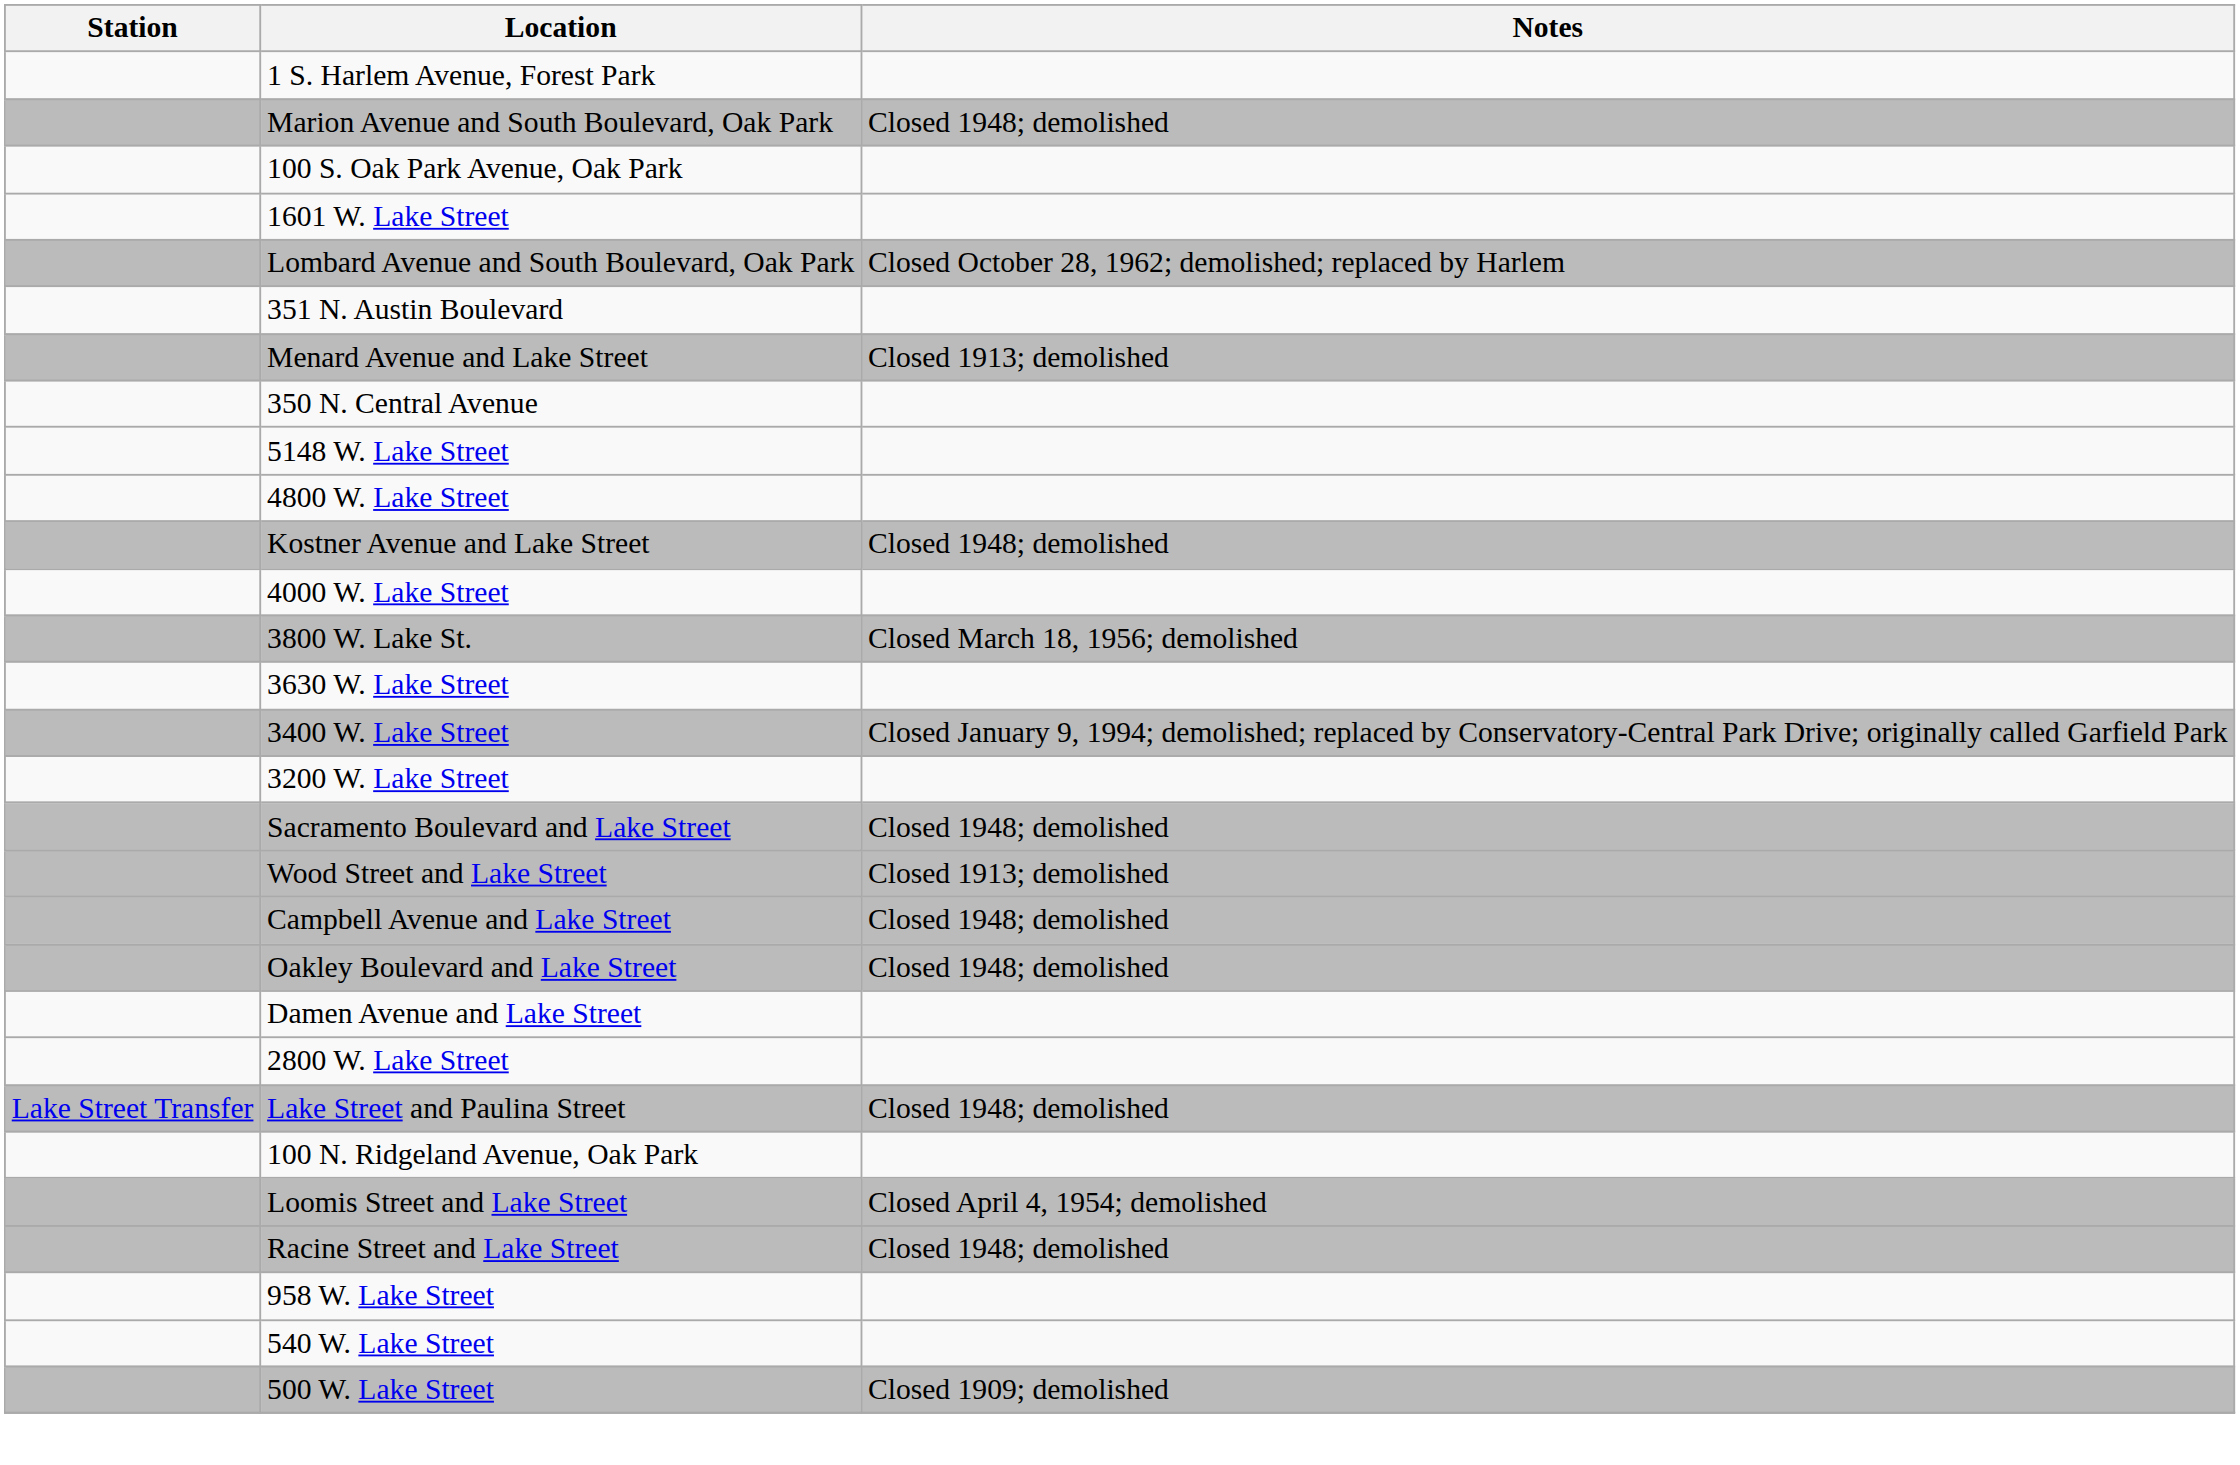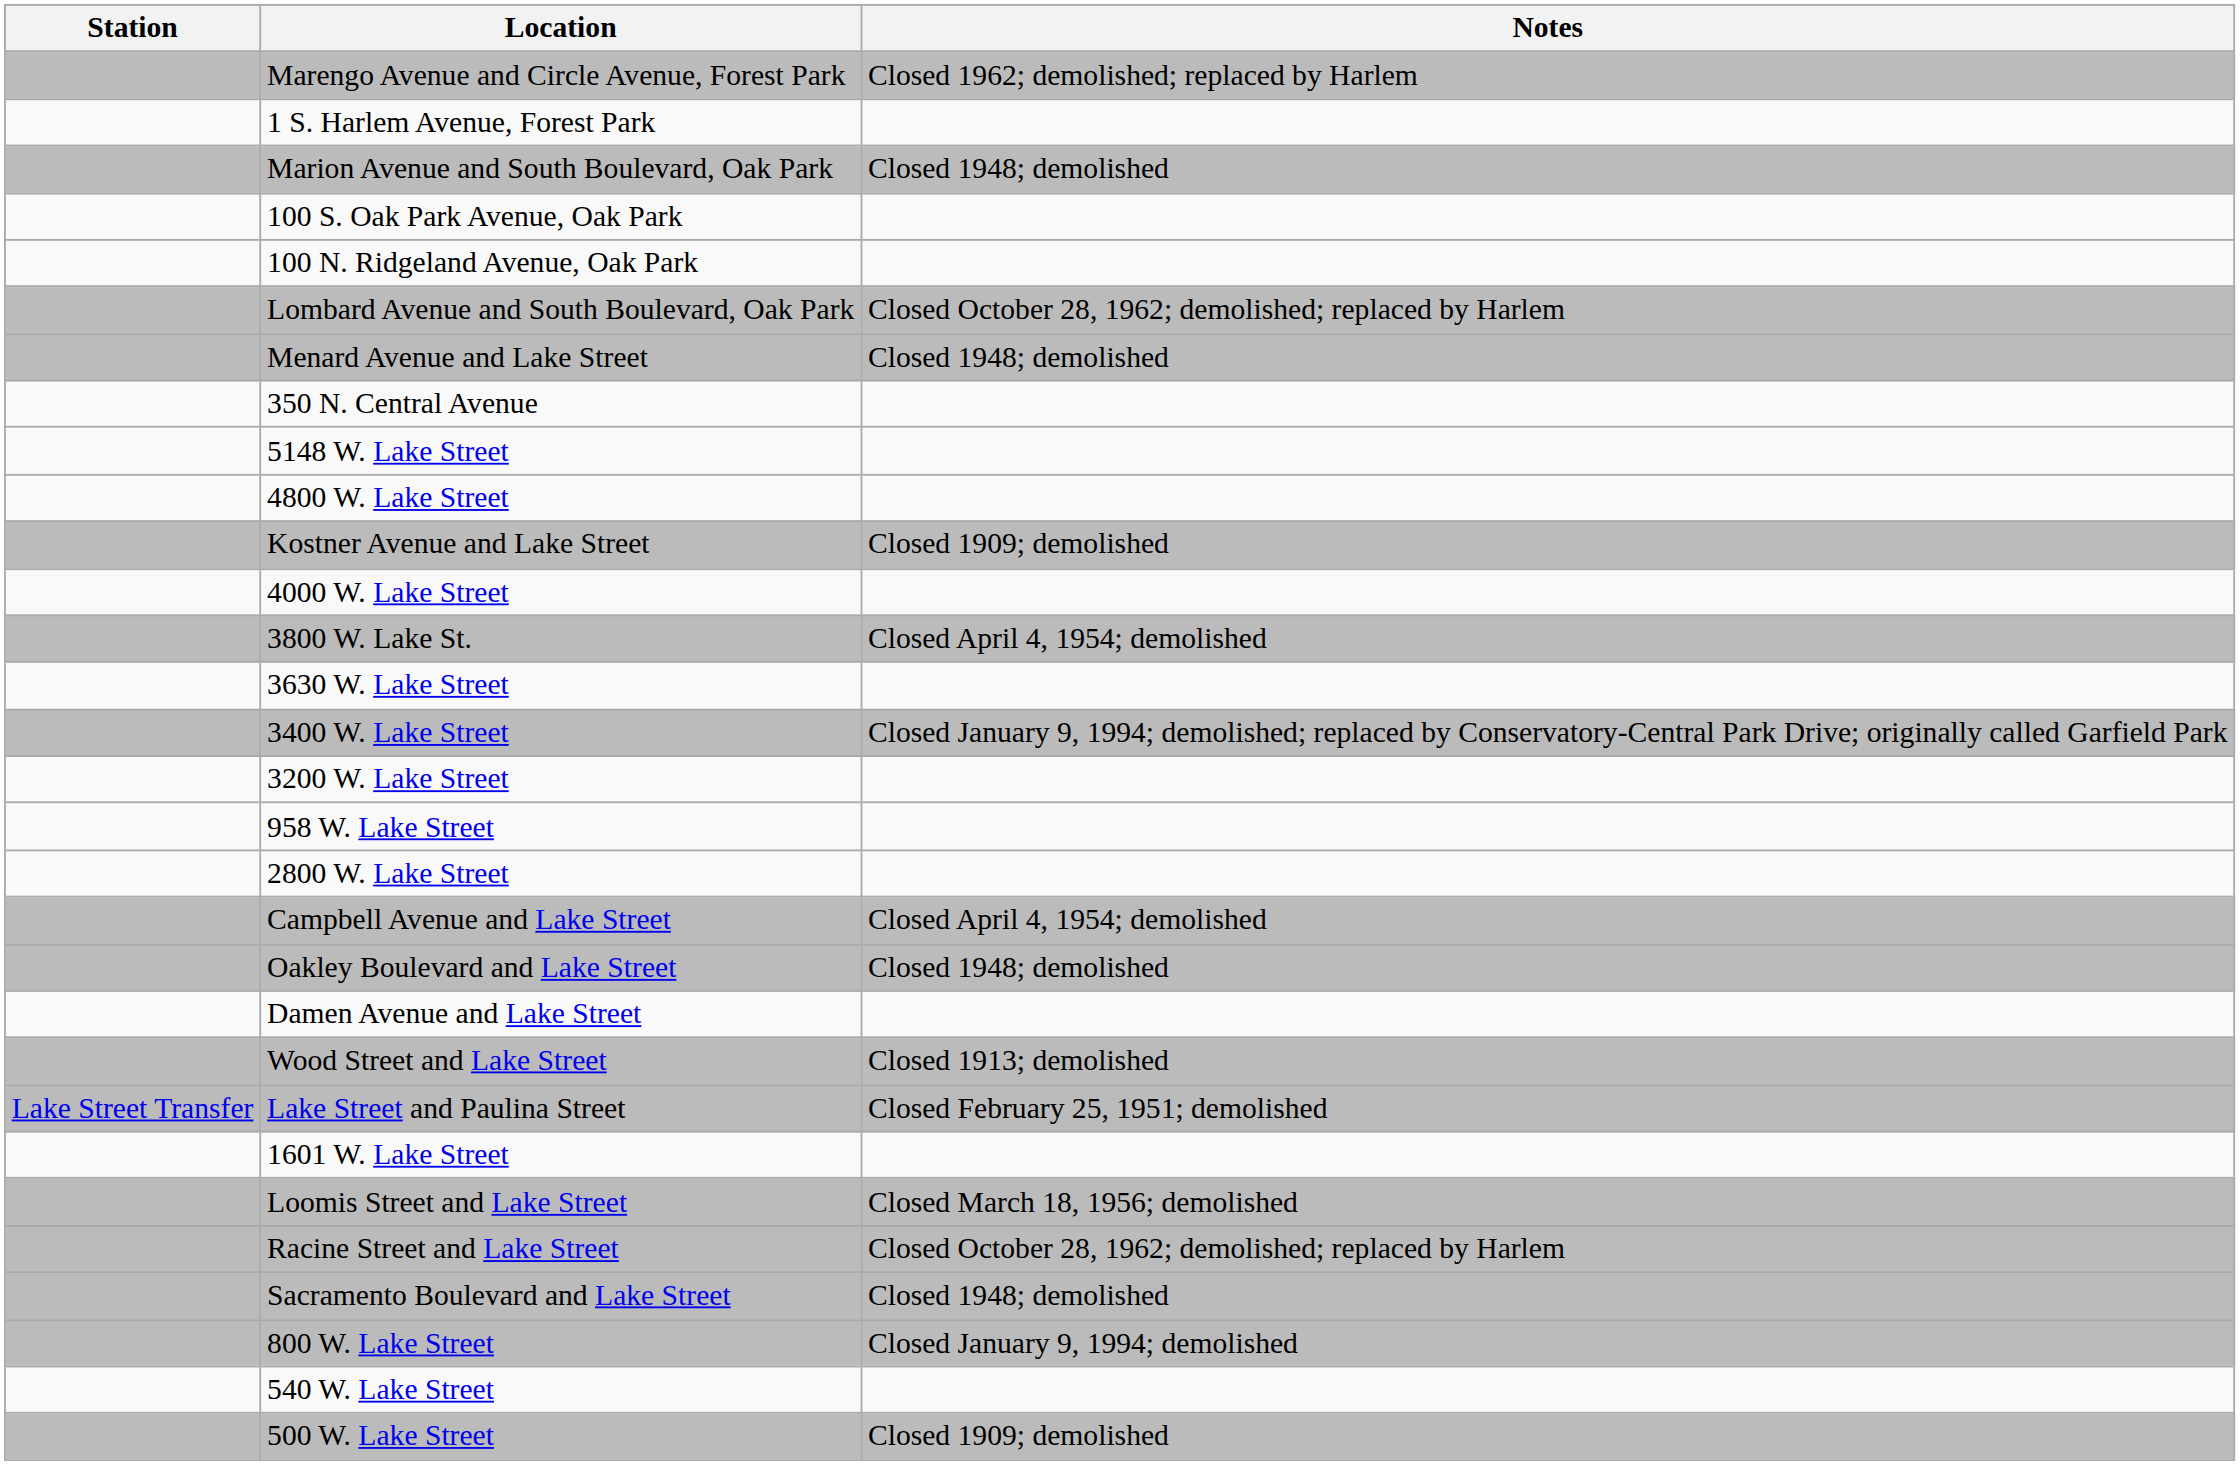+ row: (556, 74)
rows swapped: (483, 1154) <-> (388, 215)
- row: (415, 309)
(1018, 356) Closed 1913; demolished -> (1018, 356) Closed 1948; demolished
(1018, 544) Closed 1948; demolished -> (1018, 544) Closed 1909; demolished
(1083, 638) Closed March 18, 1956; demolished -> (1067, 638) Closed April 4, 1954; demolished
rows swapped: (499, 826) <-> (381, 1295)
rows swapped: (388, 1060) <-> (437, 872)
(1018, 919) Closed 1948; demolished -> (1067, 919) Closed April 4, 1954; demolished
(1018, 1107) Closed 1948; demolished -> (1098, 1107) Closed February 25, 1951; demolished
(1067, 1201) Closed April 4, 1954; demolished -> (1083, 1201) Closed March 18, 1956; demolished
(1018, 1248) Closed 1948; demolished -> (1216, 1248) Closed October 28, 1962; demolished; replaced by Harlem
+ row: (381, 1342)
